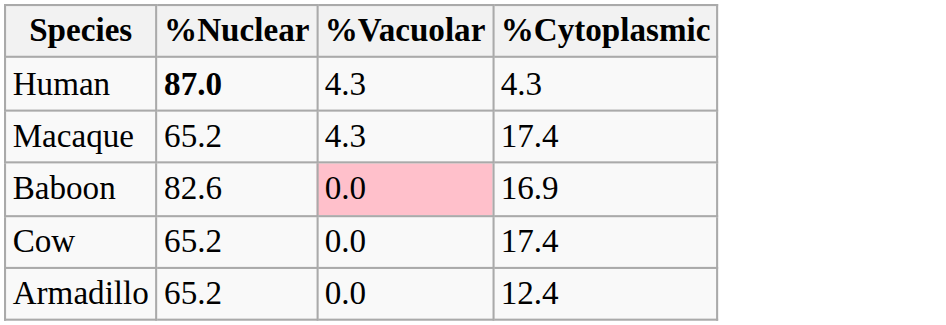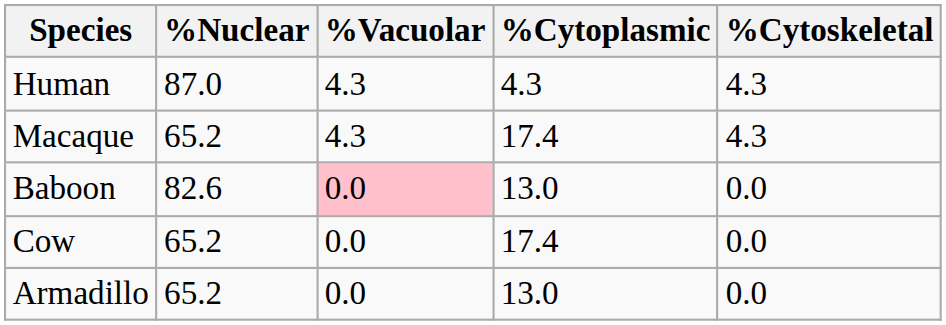+ column: (830, 30)
(193, 83) bold -> (193, 83) normal
(530, 188) 16.9 -> (530, 188) 13.0
(530, 293) 12.4 -> (530, 293) 13.0
